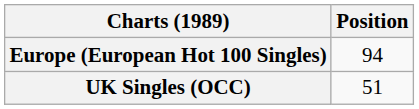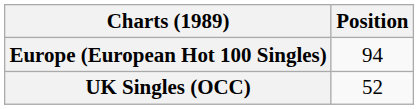(372, 87) 51 -> (372, 87) 52
